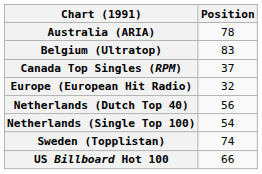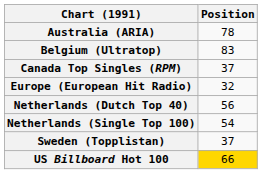(228, 141) 74 -> (228, 141) 37
(228, 159) no background -> (228, 159) gold background
